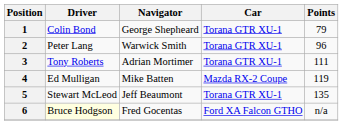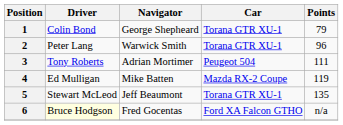(243, 62) Torana GTR XU-1 -> (229, 62) Peugeot 504
